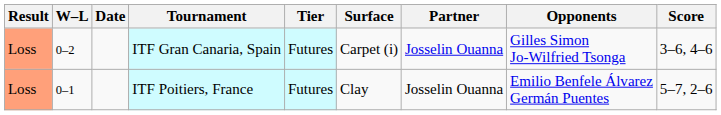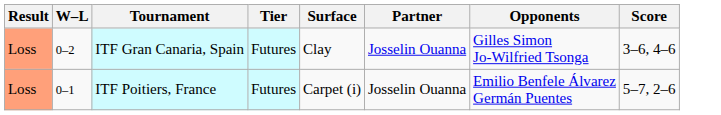- column: (110, 16)
(369, 48) Carpet (i) -> (317, 48) Clay
(354, 89) Clay -> (332, 89) Carpet (i)
